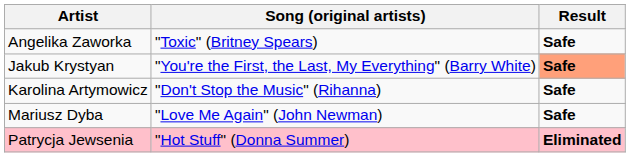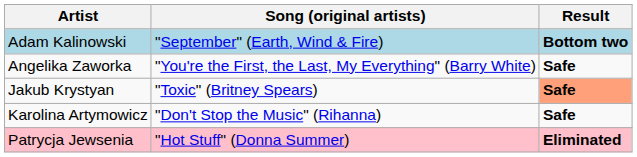+ row: (67, 41)
(236, 41) "Toxic" (Britney Spears) -> (345, 66) "You're the First, the Last, My Everything" (Barry White)
(345, 66) "You're the First, the Last, My Everything" (Barry White) -> (236, 90) "Toxic" (Britney Spears)
- row: (56, 115)
